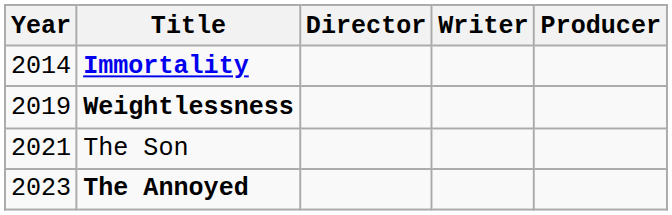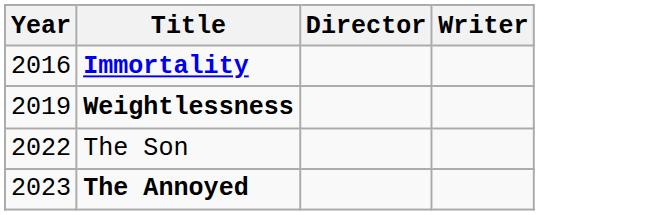- column: (601, 25)
(41, 66) 2014 -> (41, 66) 2016
(41, 148) 2021 -> (41, 148) 2022
